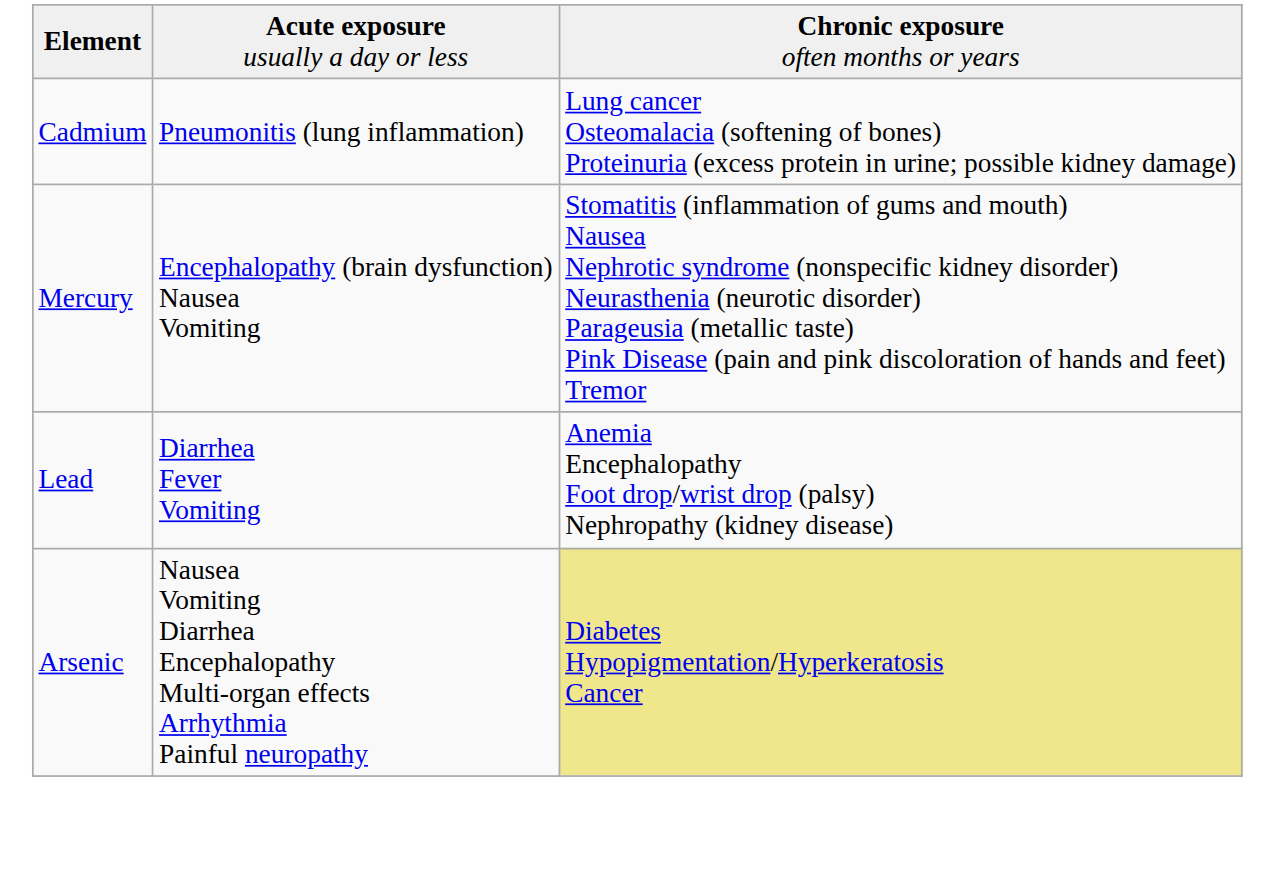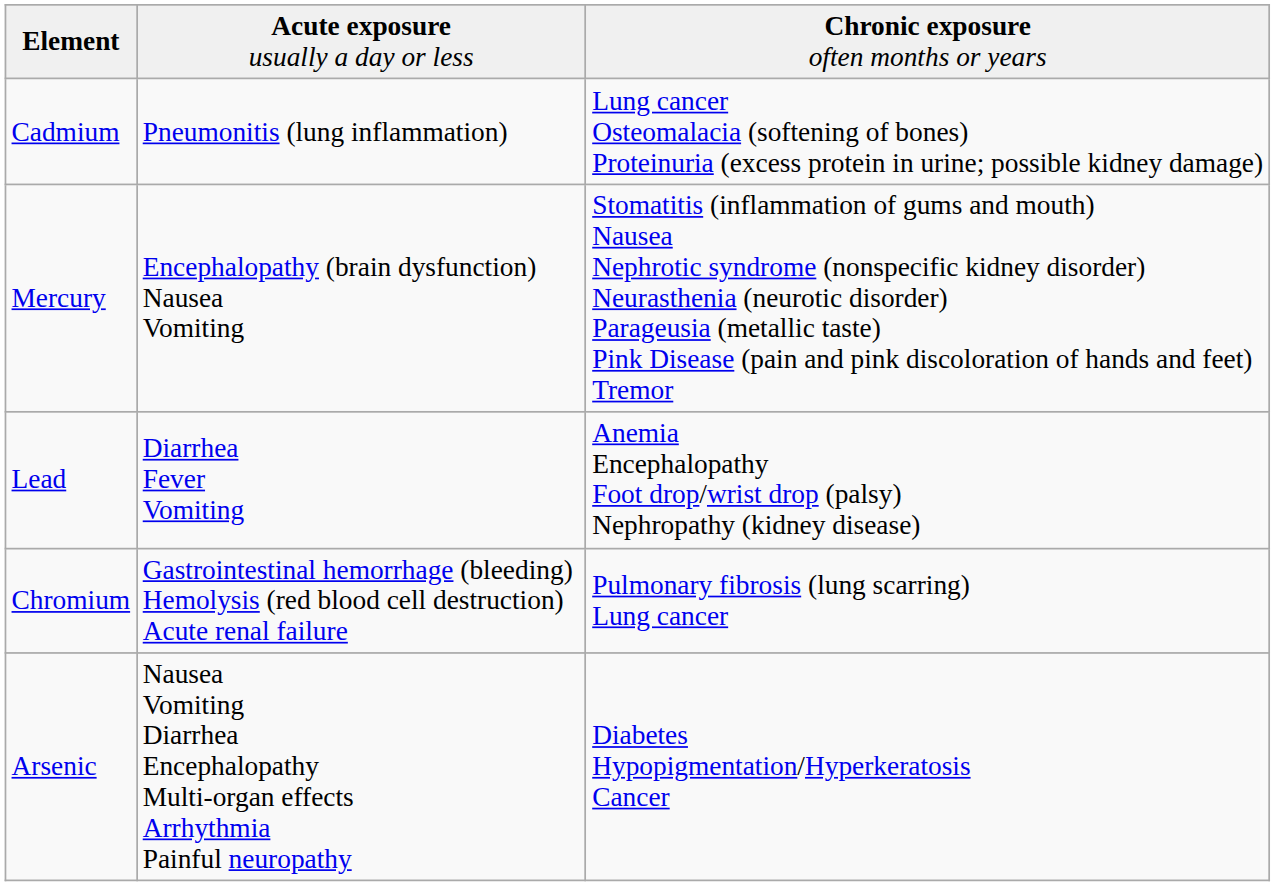+ row: (71, 599)
(754, 661) khaki background -> (781, 766) no background
